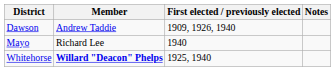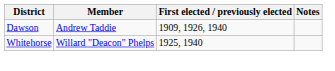- row: (18, 43)
(109, 58) bold -> (105, 43) normal
